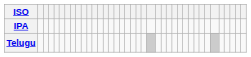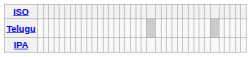rows swapped: (21, 26) <-> (21, 43)
